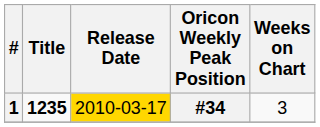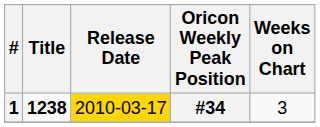(47, 107) 1235 -> (47, 107) 1238
